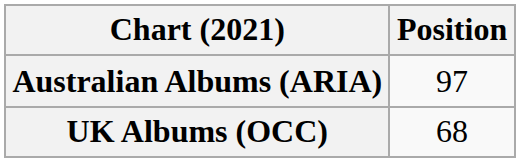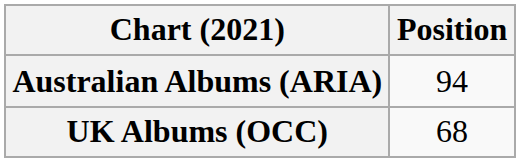(452, 80) 97 -> (452, 80) 94
